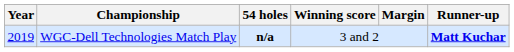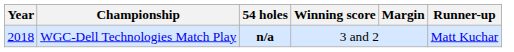(21, 36) 2019 -> (21, 36) 2018
(468, 36) bold -> (464, 36) normal
